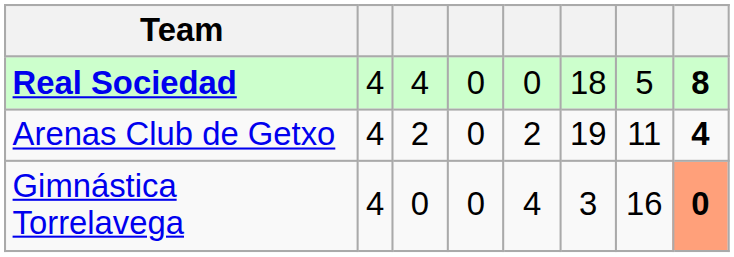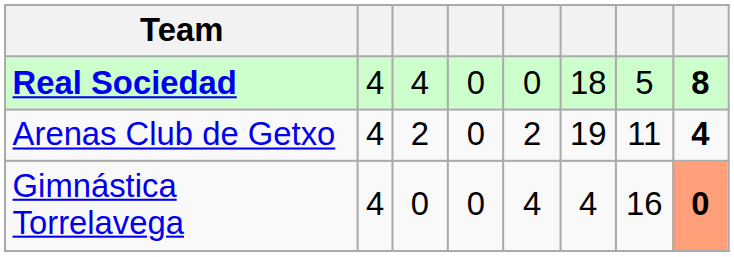(588, 205) 3 -> (588, 205) 4
